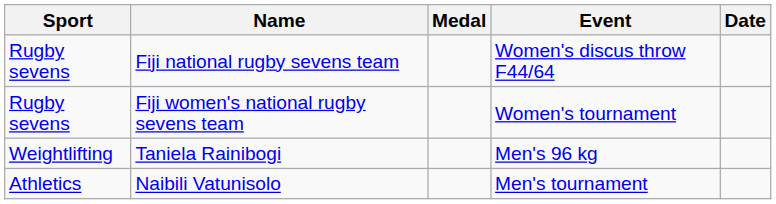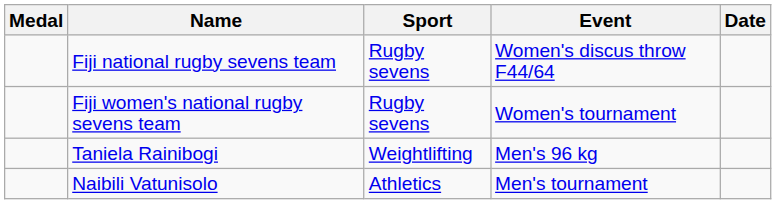columns swapped: (459, 20) <-> (68, 20)
